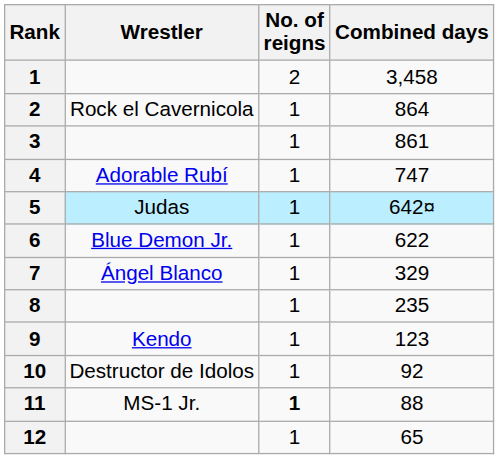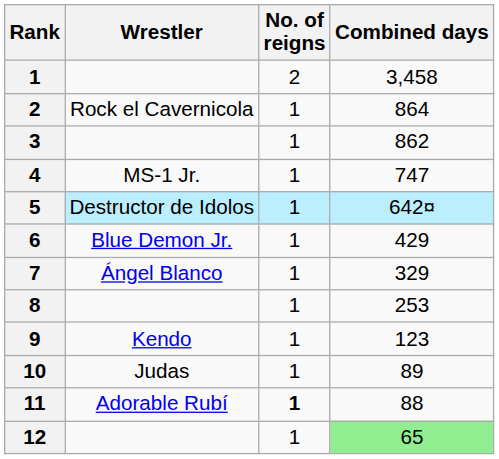(412, 142) 861 -> (412, 142) 862
(162, 175) Adorable Rubí -> (162, 175) MS-1 Jr.
(162, 207) Judas -> (162, 207) Destructor de Idolos
(412, 240) 622 -> (412, 240) 429
(412, 305) 235 -> (412, 305) 253
(162, 371) Destructor de Idolos -> (162, 371) Judas
(412, 371) 92 -> (412, 371) 89
(162, 404) MS-1 Jr. -> (162, 404) Adorable Rubí
(412, 436) no background -> (412, 436) lightgreen background
